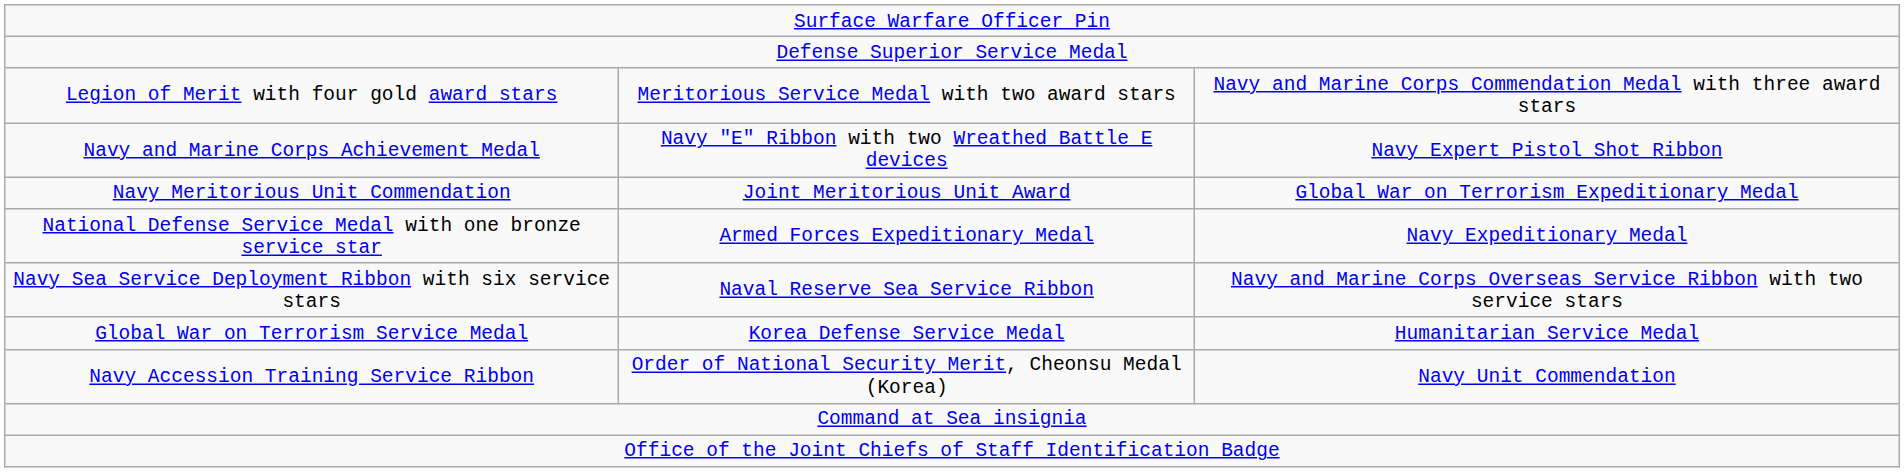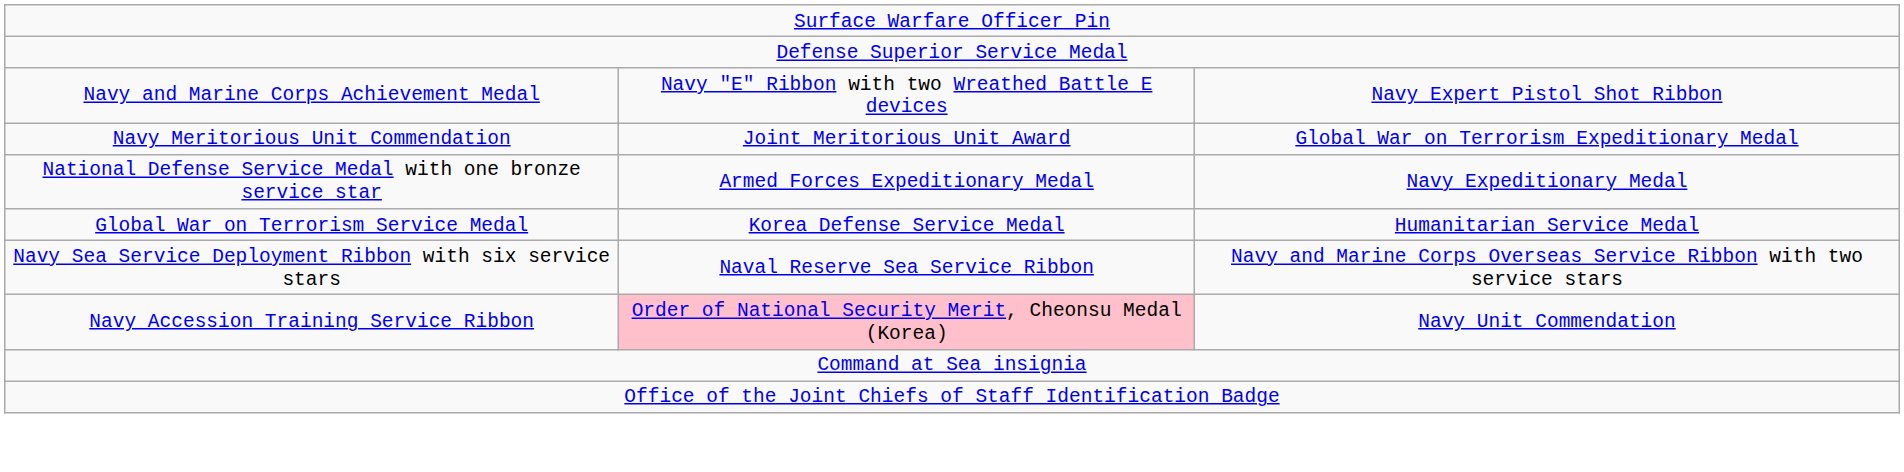- row: (312, 95)
rows swapped: (312, 333) <-> (312, 290)
(907, 376) no background -> (907, 322) pink background
